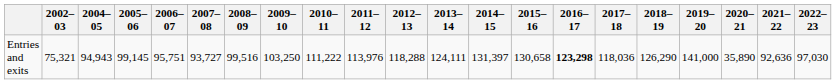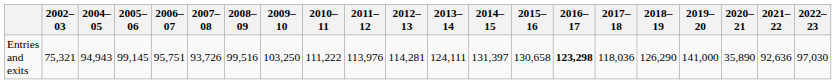(206, 57) 93,727 -> (206, 57) 93,726
(407, 57) 118,288 -> (407, 57) 114,281
